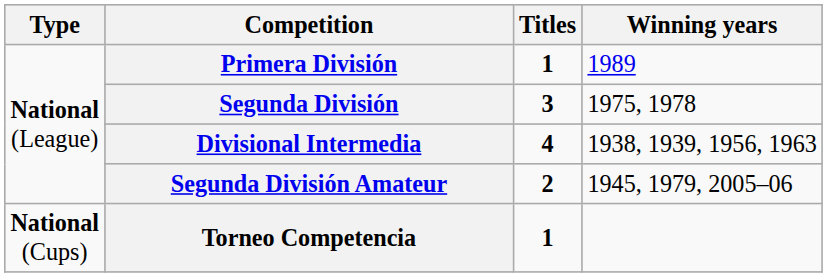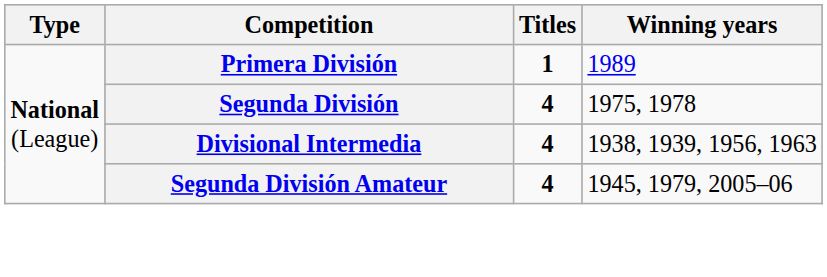(548, 104) 3 -> (548, 104) 4
(548, 184) 2 -> (548, 184) 4
- row: (309, 238)
